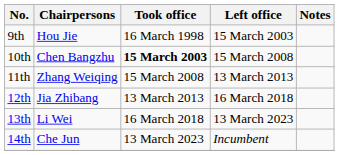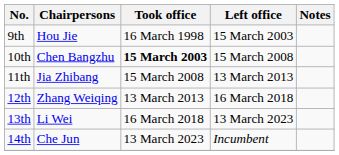(77, 77) Zhang Weiqing -> (68, 77) Jia Zhibang
(68, 98) Jia Zhibang -> (77, 98) Zhang Weiqing
